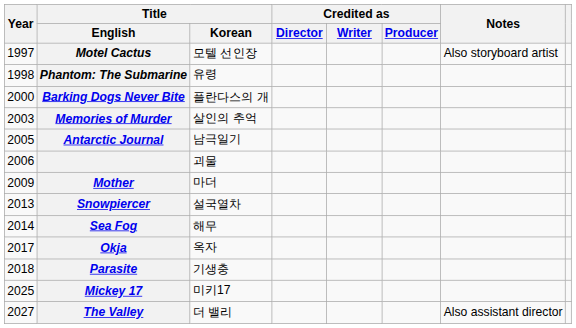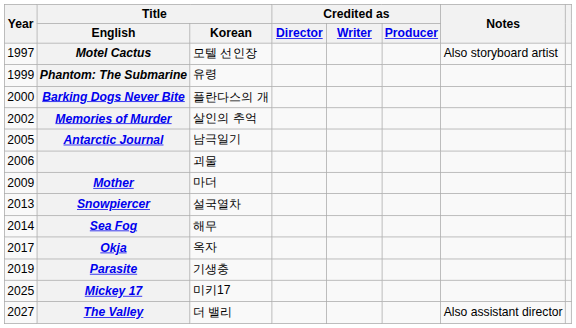(21, 75) 1998 -> (21, 75) 1999
(21, 118) 2003 -> (21, 118) 2002
(21, 269) 2018 -> (21, 269) 2019
